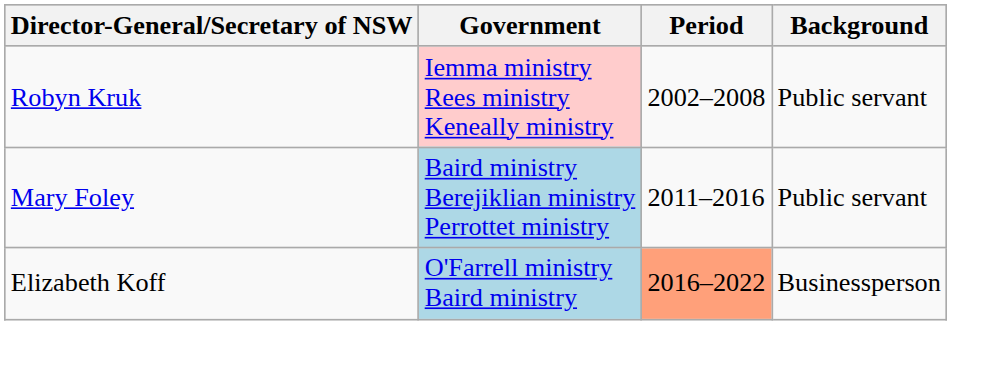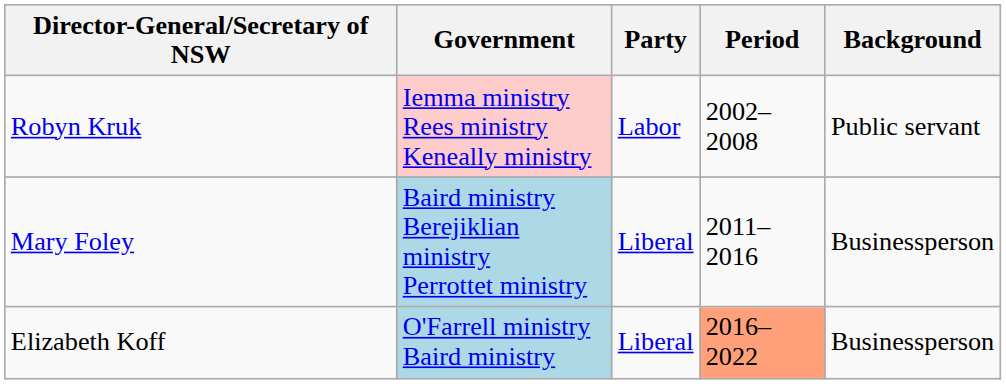+ column: (656, 40)
(852, 197) Public servant -> (913, 241) Businessperson
